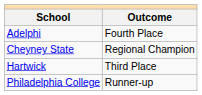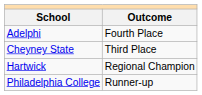(150, 50) Regional Champion -> (131, 50) Third Place
(131, 66) Third Place -> (150, 66) Regional Champion
